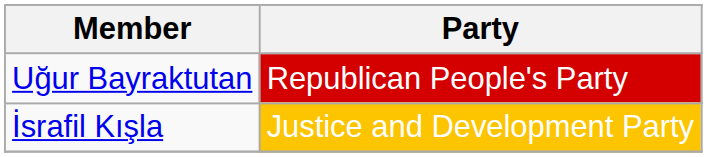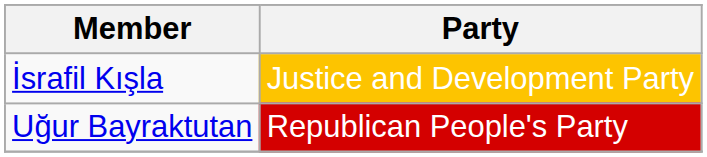rows swapped: (88, 126) <-> (132, 77)
